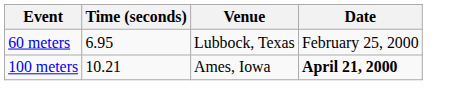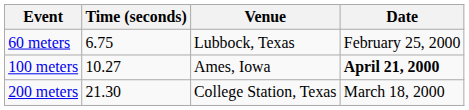(99, 42) 6.95 -> (99, 42) 6.75
(103, 67) 10.21 -> (103, 67) 10.27
+ row: (43, 92)
